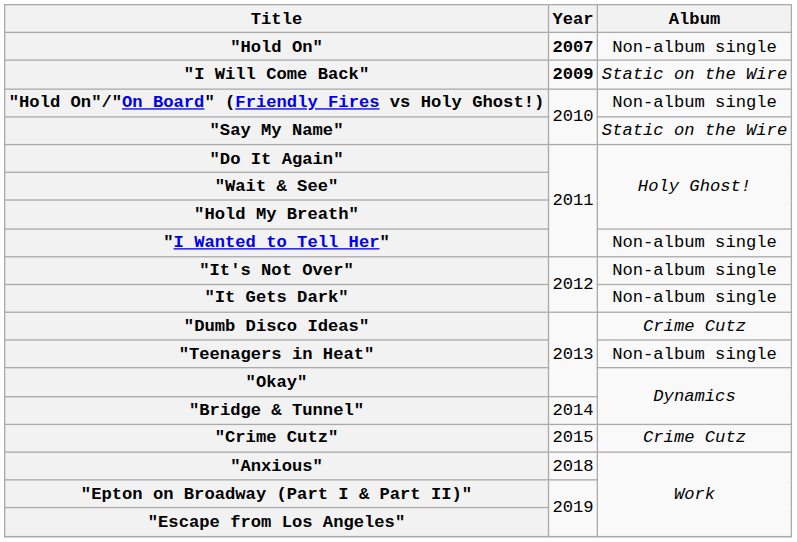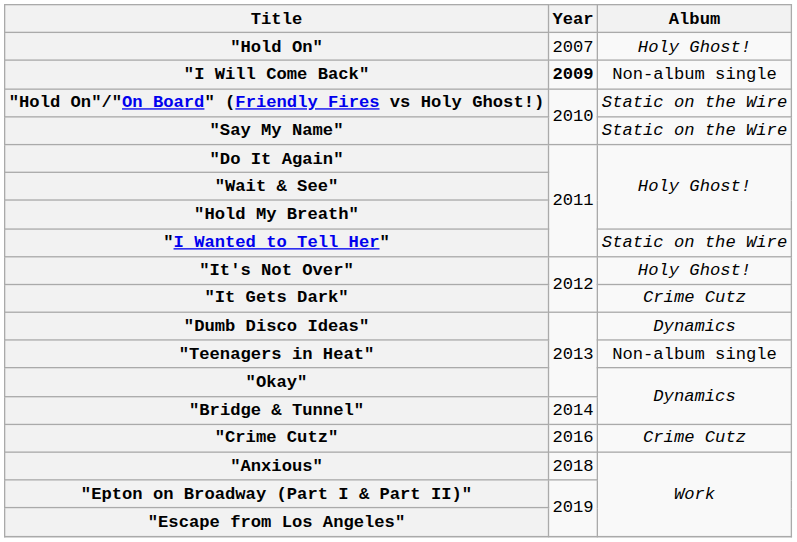(573, 47) bold -> (573, 47) normal
(695, 47) Non-album single -> (695, 47) Holy Ghost!
(695, 75) Static on the Wire -> (695, 75) Non-album single
(695, 103) Non-album single -> (695, 103) Static on the Wire
(695, 242) Non-album single -> (695, 242) Static on the Wire
(695, 270) Non-album single -> (695, 270) Holy Ghost!
(695, 298) Non-album single -> (695, 298) Crime Cutz
(695, 326) Crime Cutz -> (695, 326) Dynamics
(573, 438) 2015 -> (573, 438) 2016
